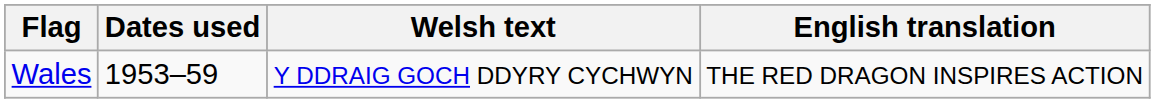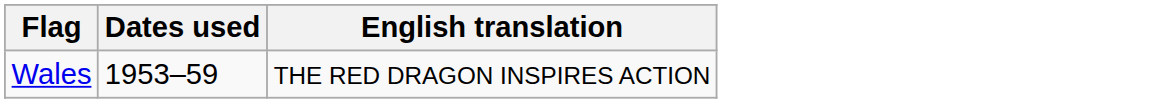- column: (483, 27)
